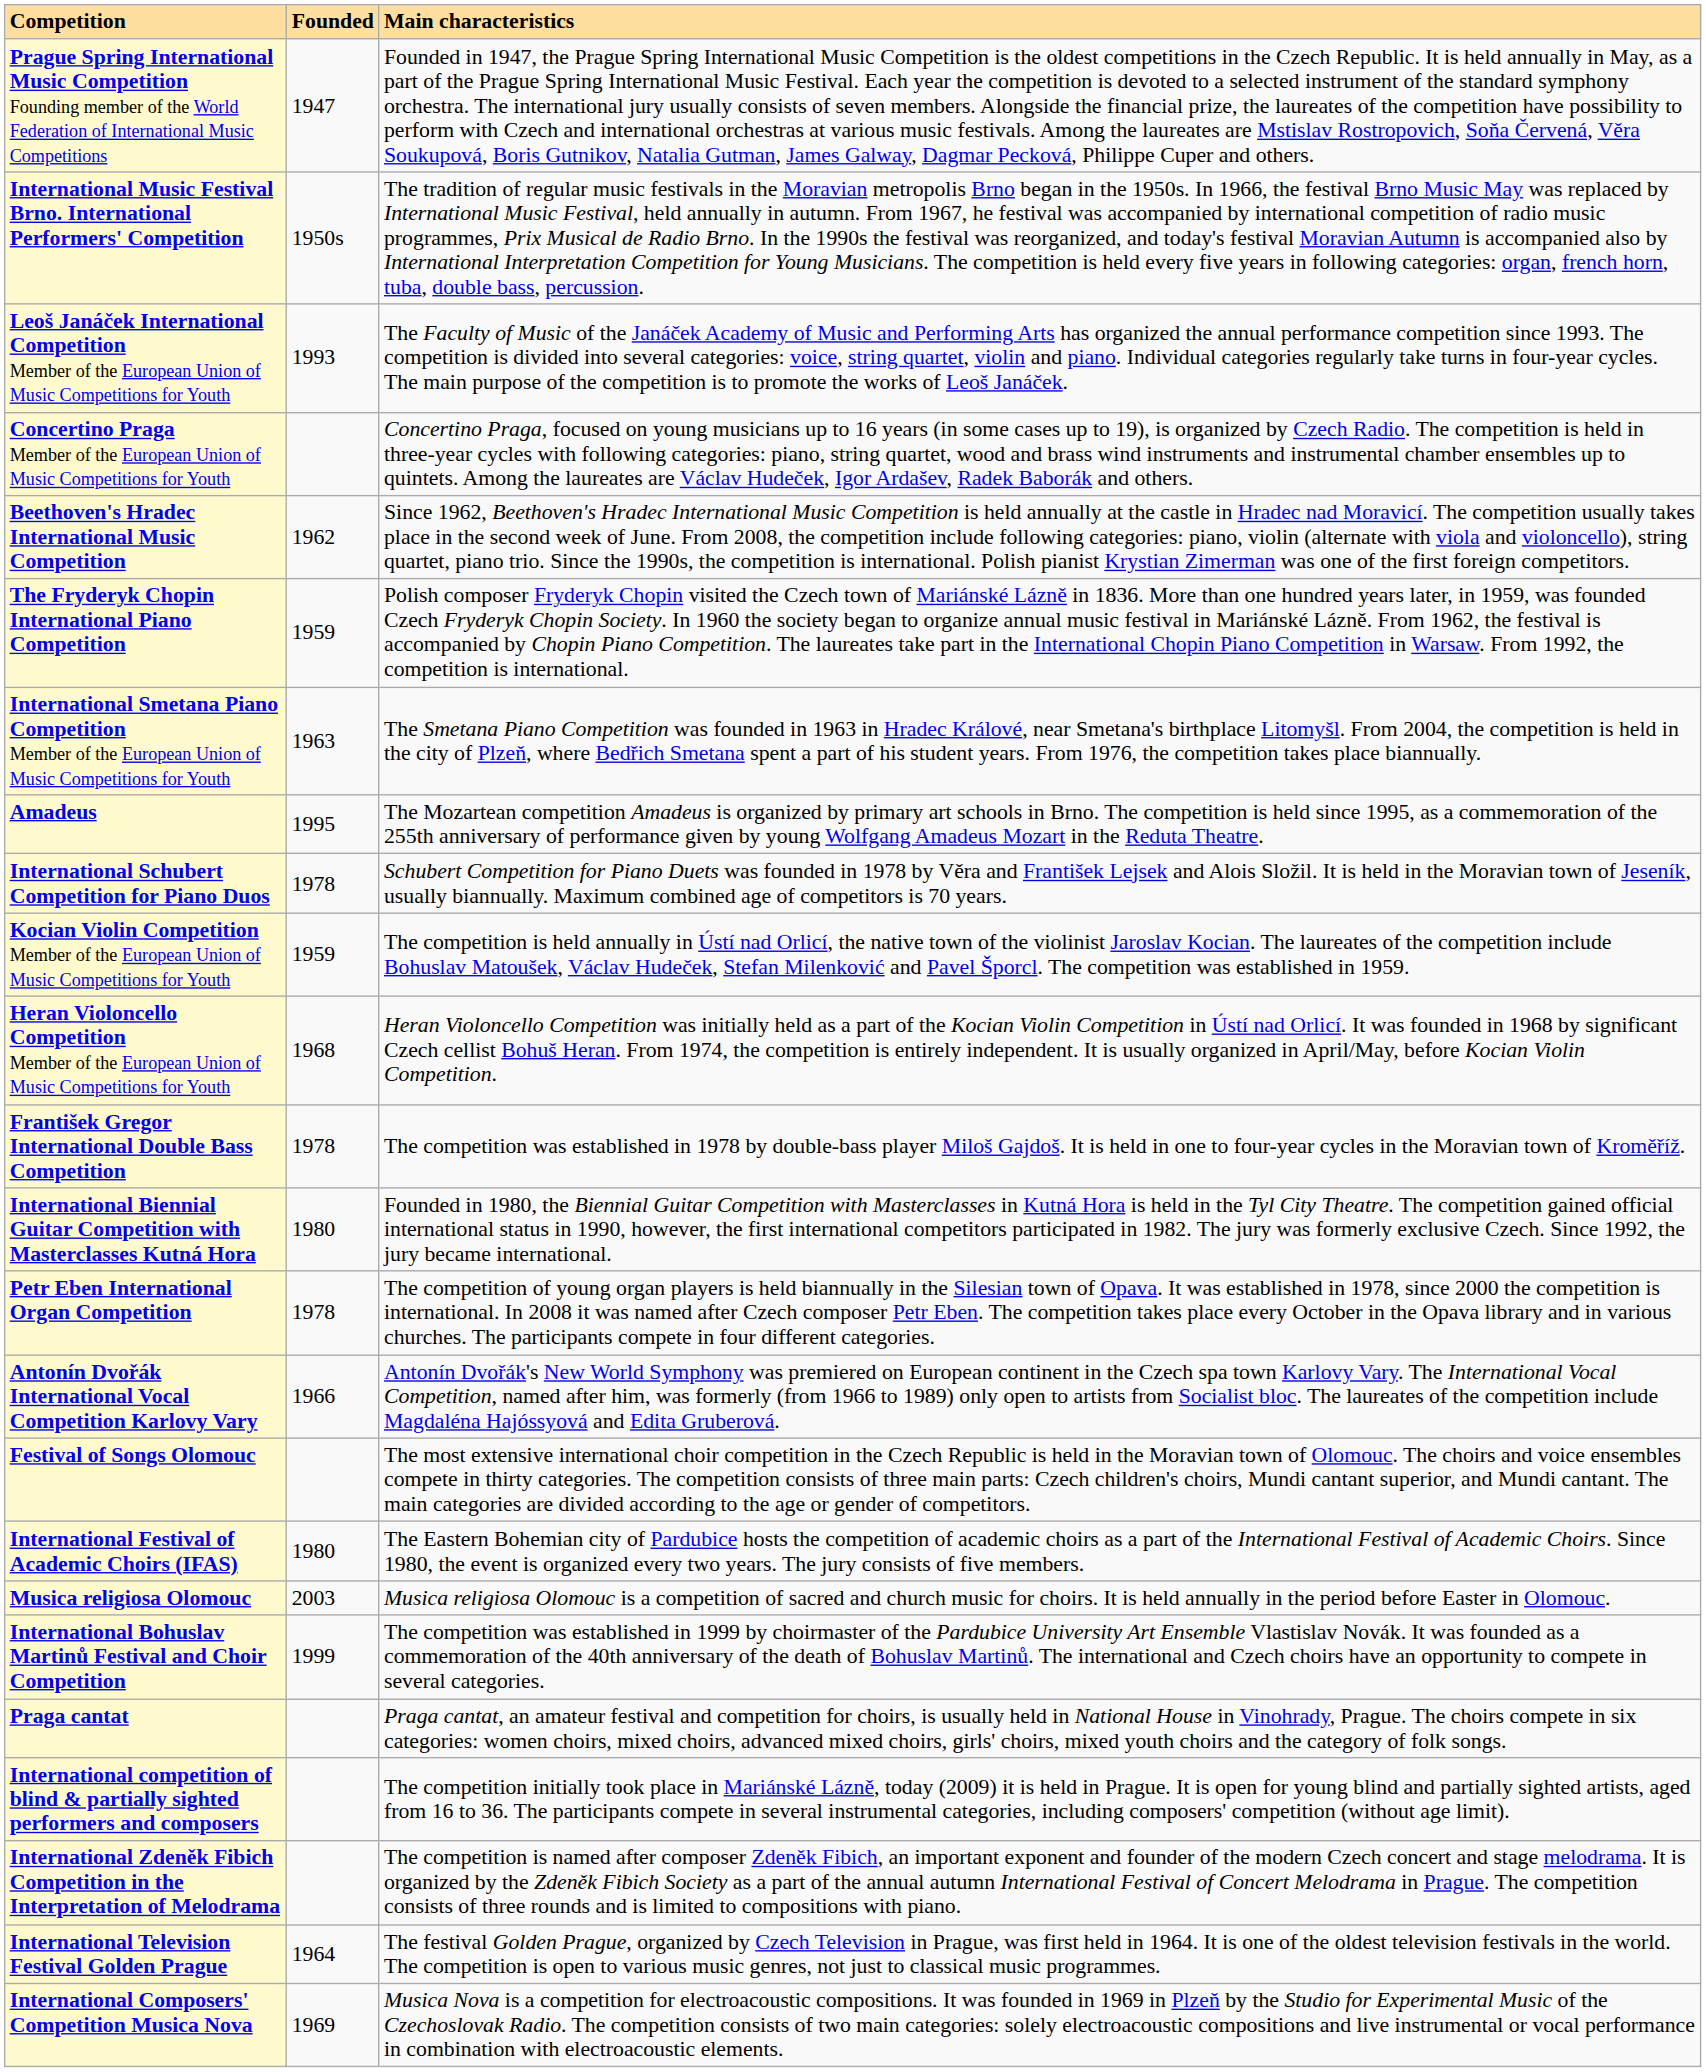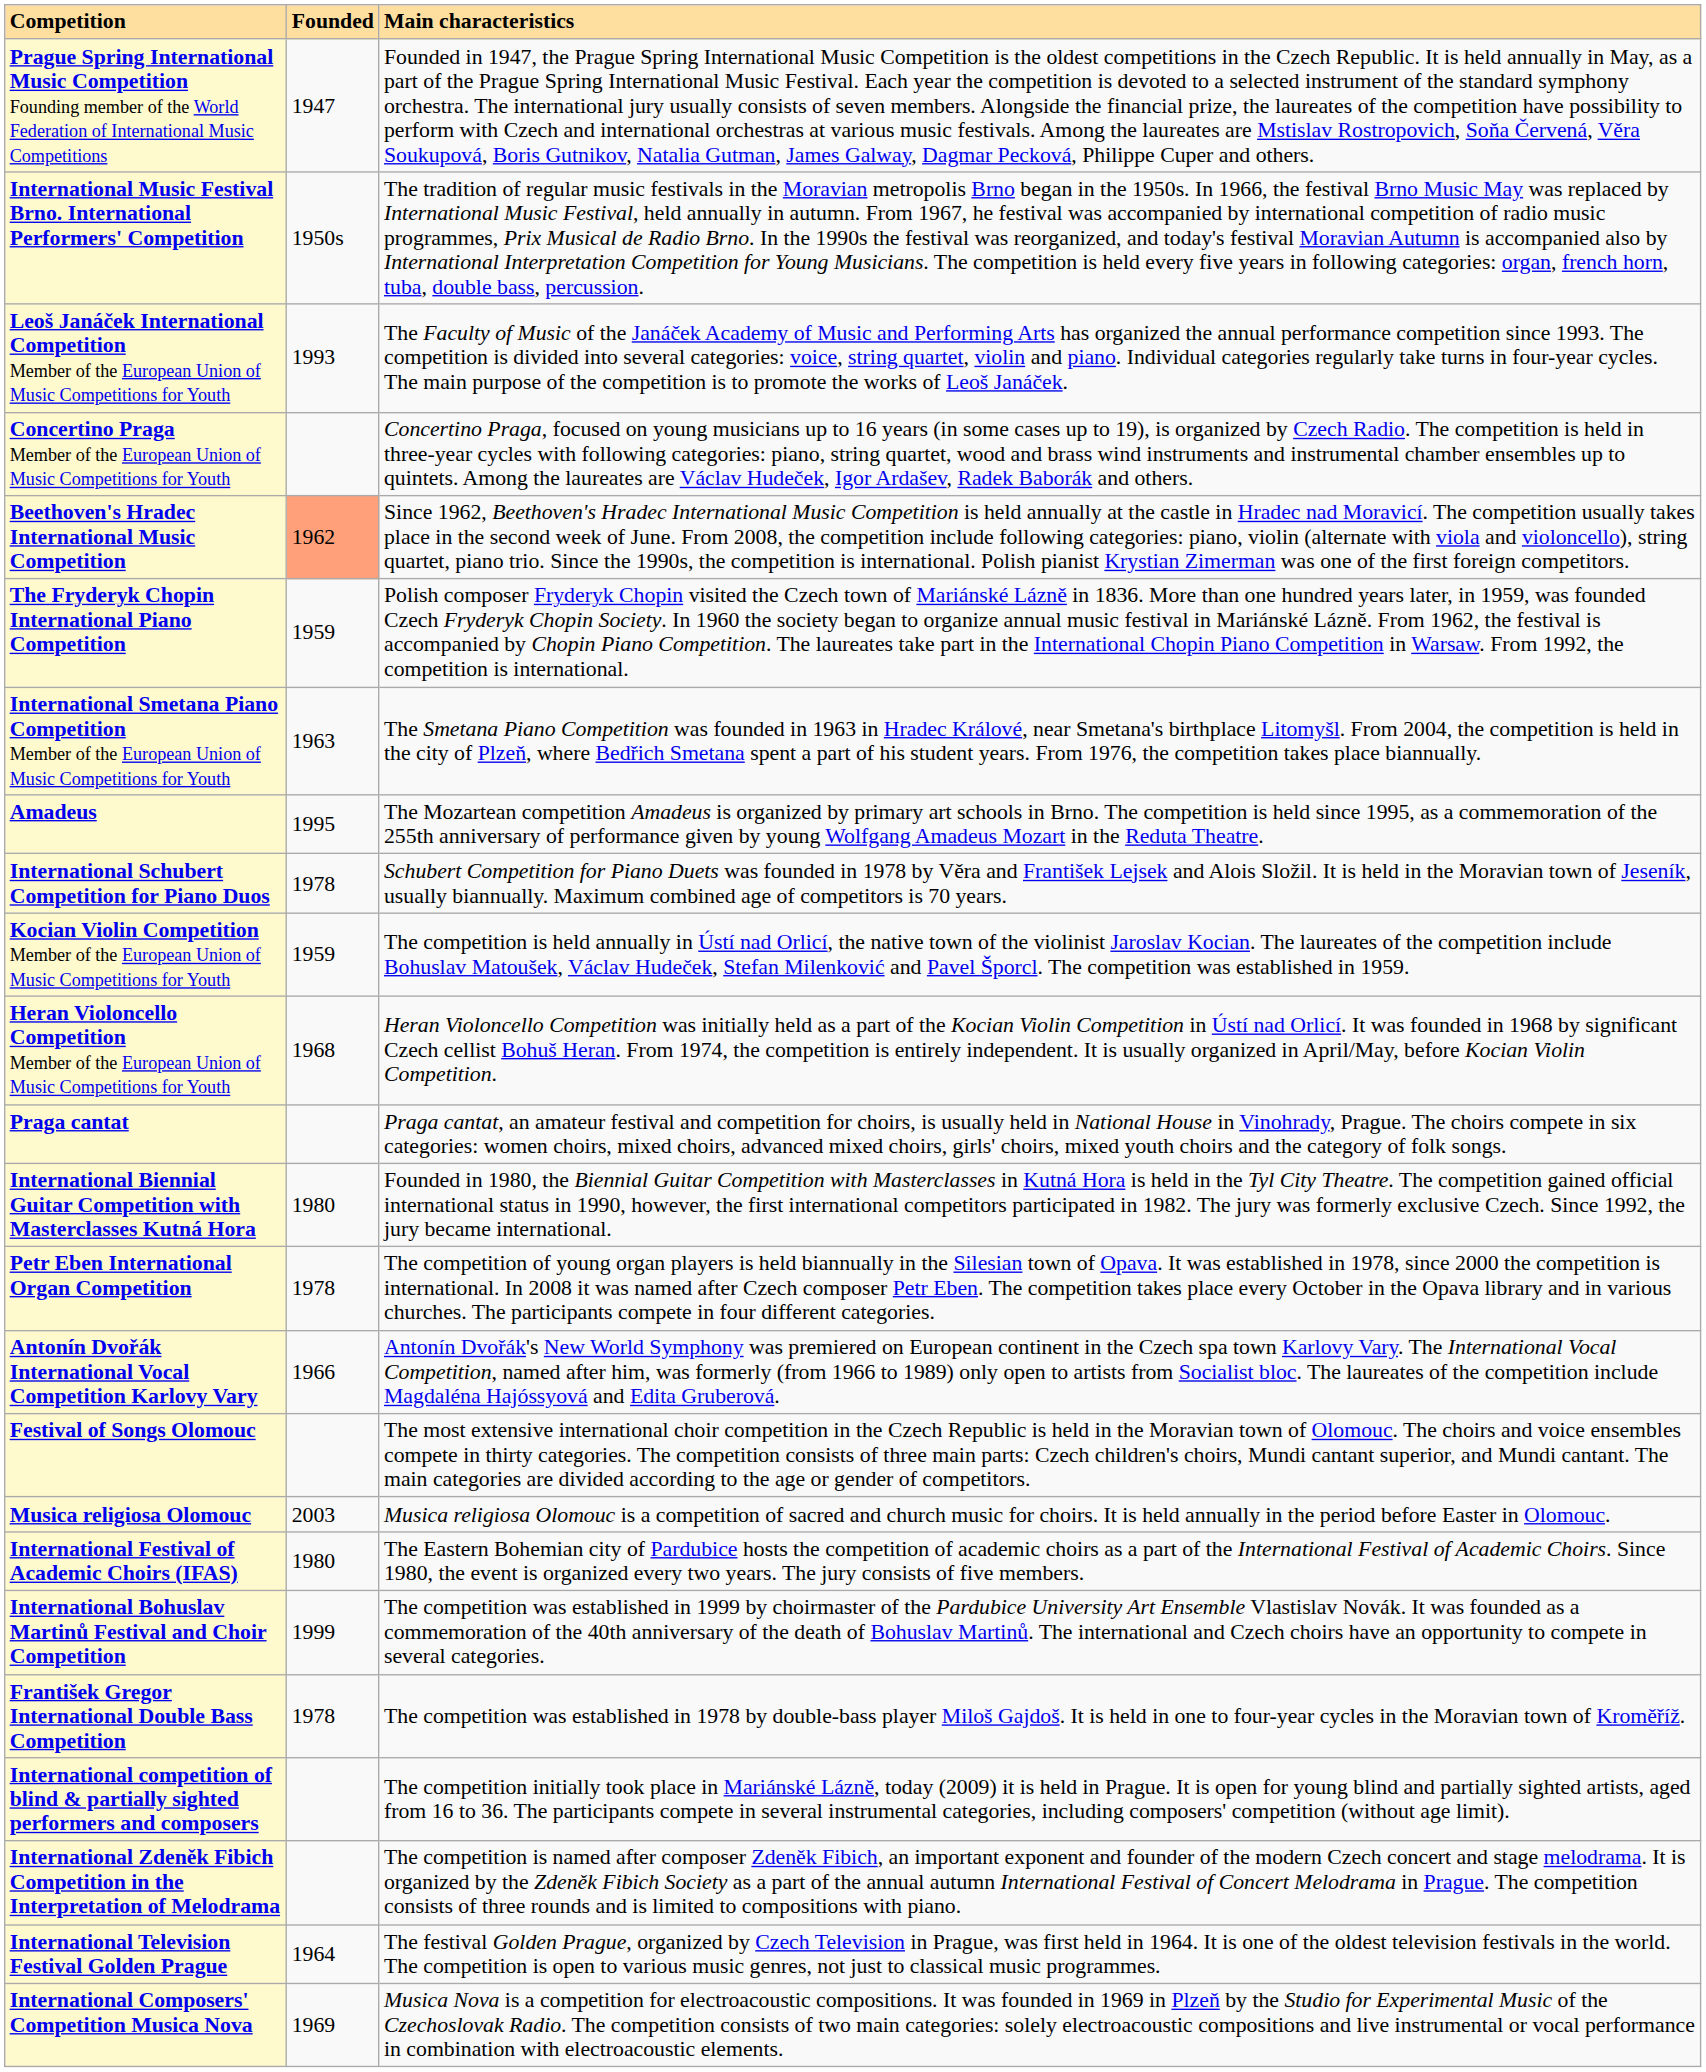(313, 537) no background -> (313, 537) lightsalmon background
rows swapped: (131, 1145) <-> (69, 1715)
rows swapped: (130, 1597) <-> (124, 1550)
